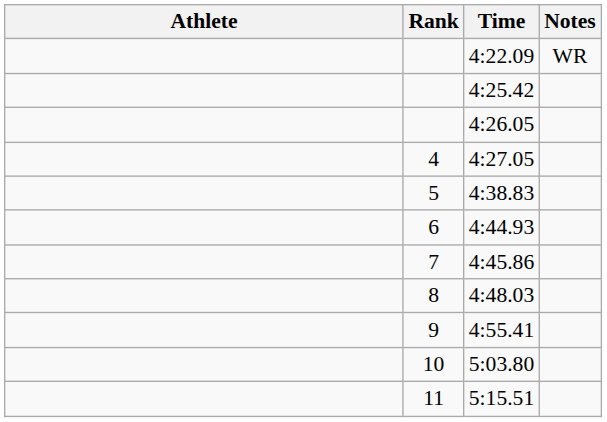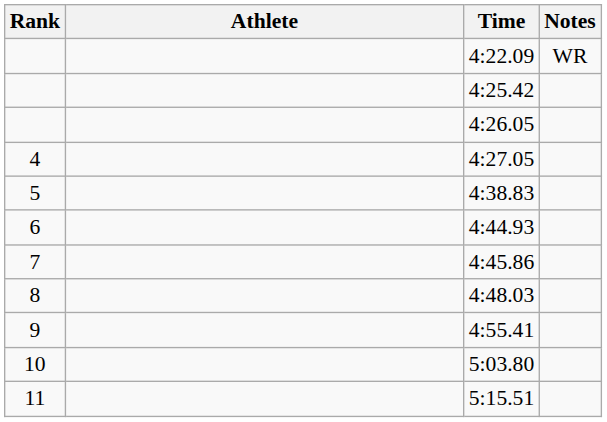columns swapped: (434, 21) <-> (204, 21)
